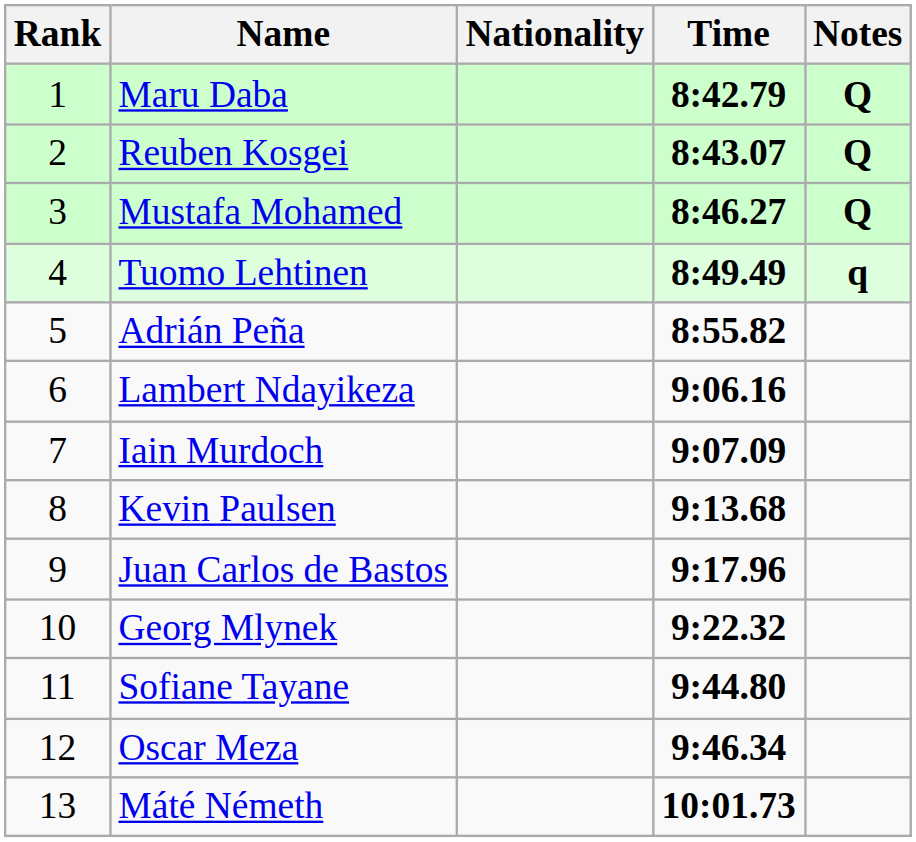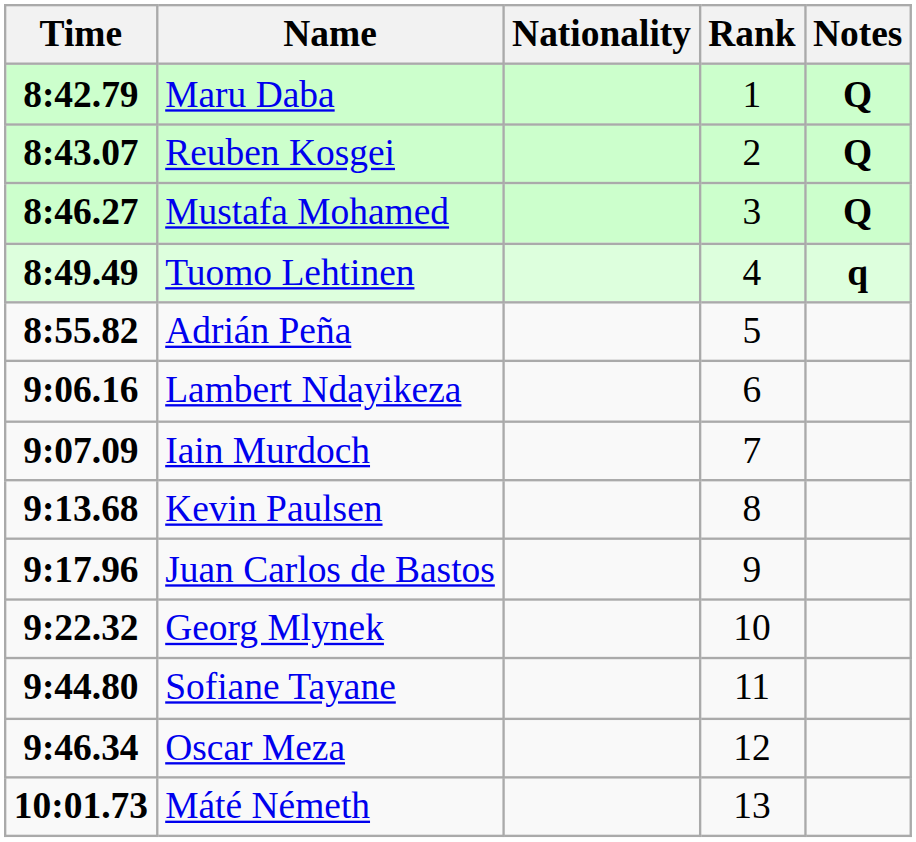columns swapped: (58, 34) <-> (729, 34)
